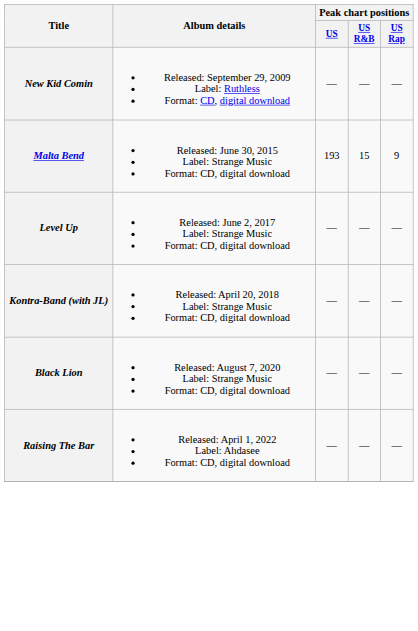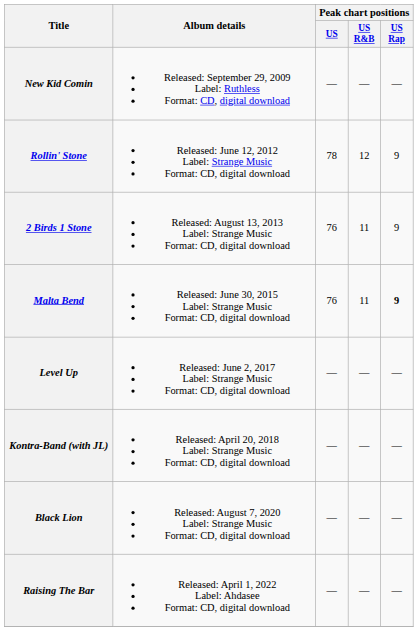+ row: (59, 156)
+ row: (59, 228)
(332, 156) 193 -> (332, 300) 76
(364, 156) 15 -> (364, 300) 11
(397, 156) normal -> (397, 300) bold
